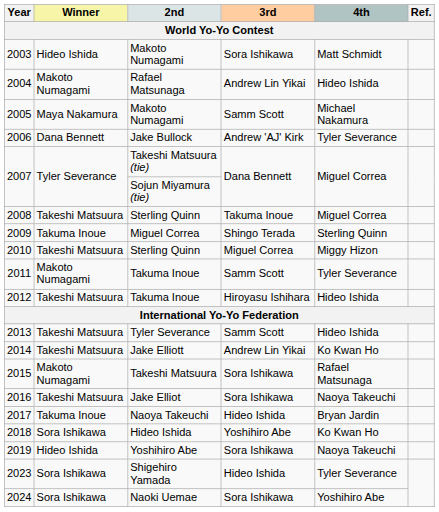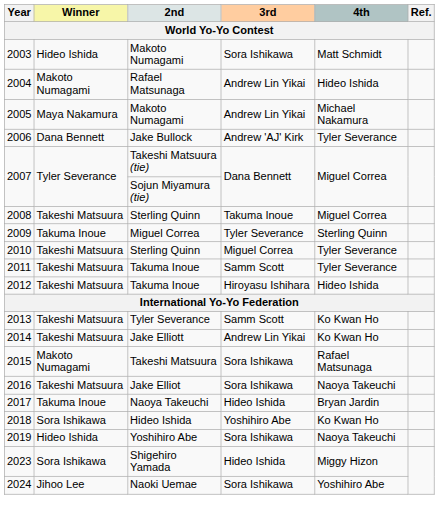(254, 114) Samm Scott -> (264, 114) Andrew Lin Yikai
(259, 232) Shingo Terada -> (264, 232) Tyler Severance
(348, 250) Miggy Hizon -> (357, 250) Tyler Severance
(63, 274) Makoto Numagami -> (80, 267) Takeshi Matsuura
(348, 332) Hideo Ishida -> (348, 320) Ko Kwan Ho
(357, 474) Tyler Severance -> (348, 461) Miggy Hizon
(71, 497) Sora Ishikawa -> (60, 485) Jihoo Lee
